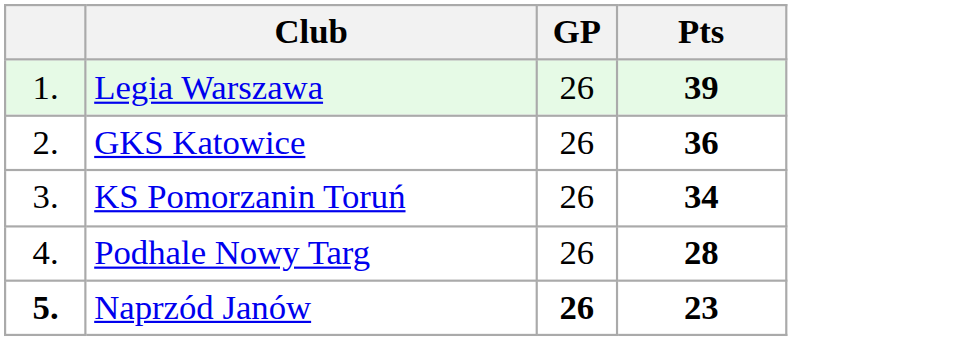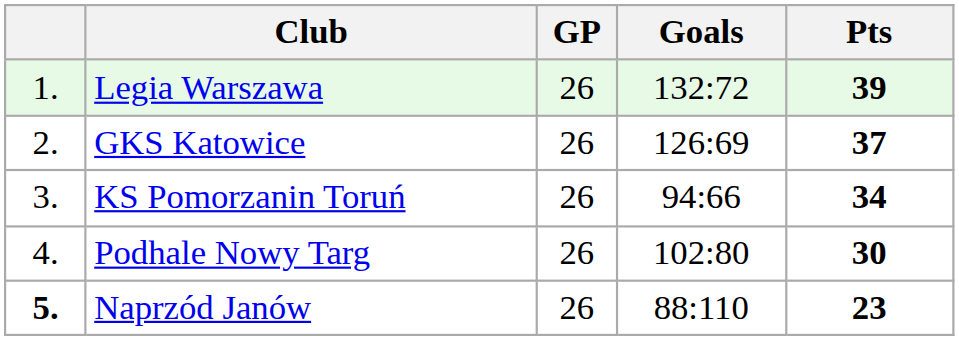+ column: (701, 32)
(701, 142) 36 -> (869, 142) 37
(701, 252) 28 -> (869, 252) 30
(577, 307) bold -> (577, 307) normal
